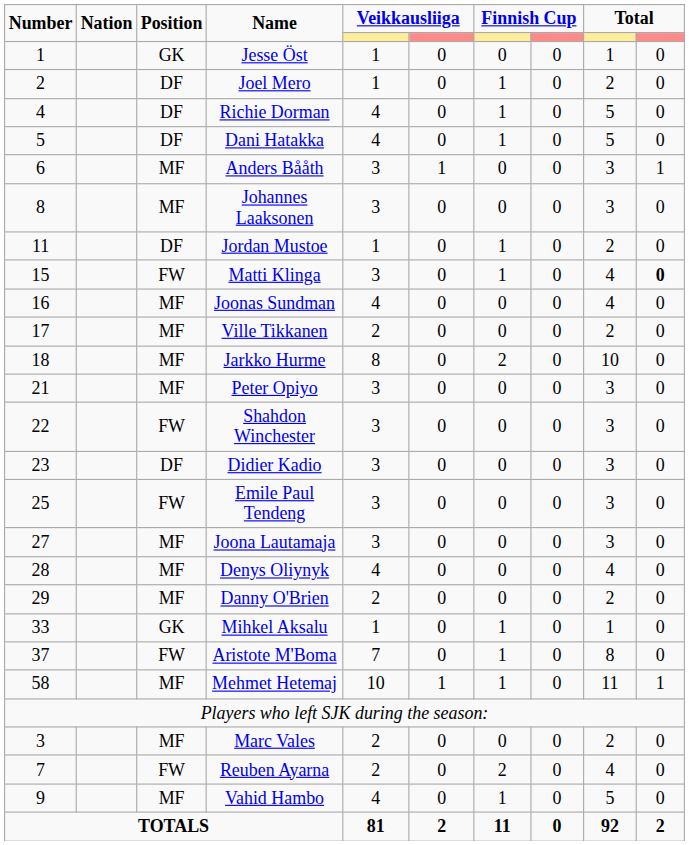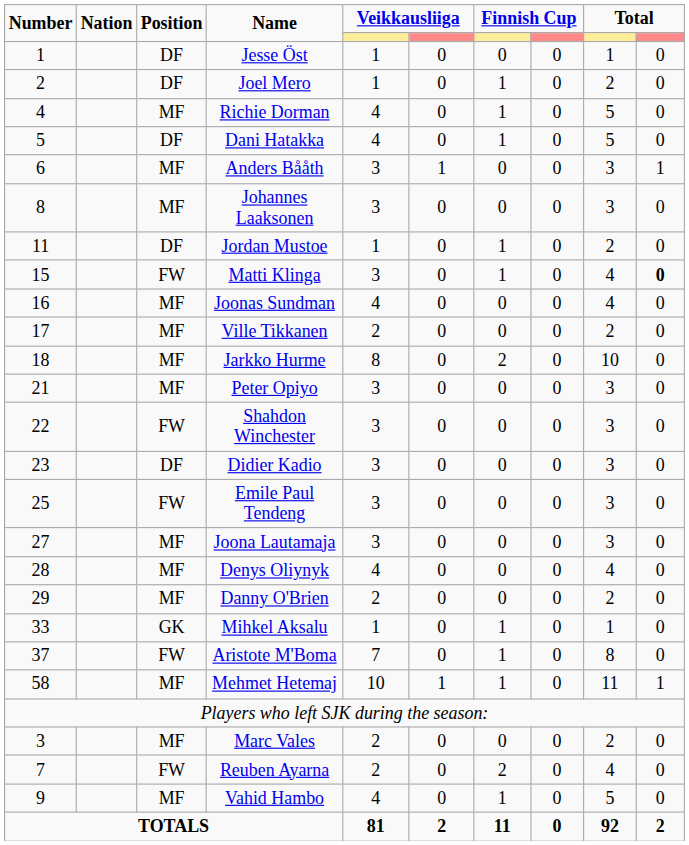(172, 55) GK -> (172, 55) DF
(172, 112) DF -> (172, 112) MF
